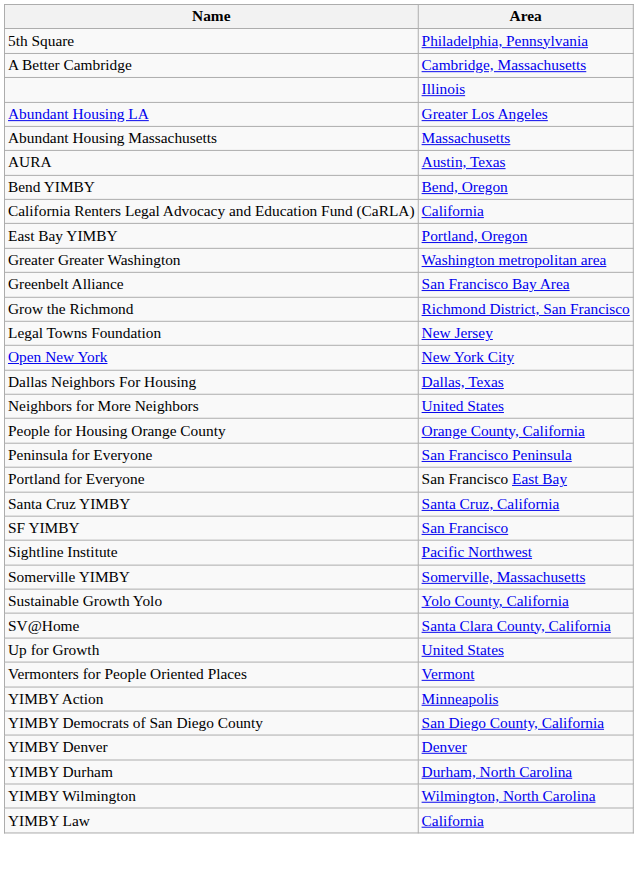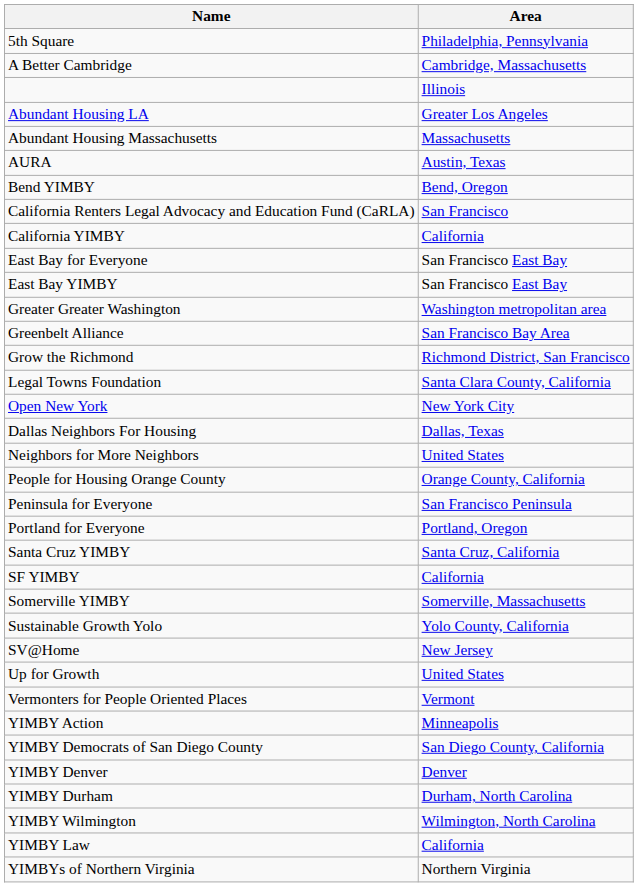(453, 211) California -> (465, 211) San Francisco
+ row: (66, 235)
+ row: (78, 260)
(474, 235) Portland, Oregon -> (494, 284) San Francisco East Bay
(457, 333) New Jersey -> (516, 382) Santa Clara County, California
(494, 479) San Francisco East Bay -> (474, 528) Portland, Oregon
(465, 528) San Francisco -> (453, 576) California
- row: (63, 552)
(516, 625) Santa Clara County, California -> (457, 650) New Jersey
+ row: (101, 869)
